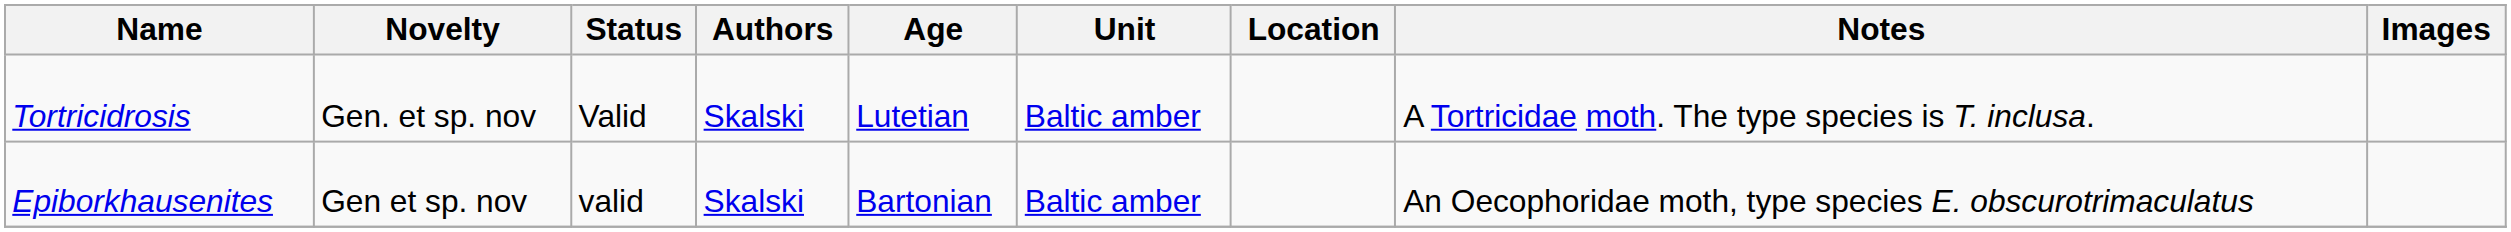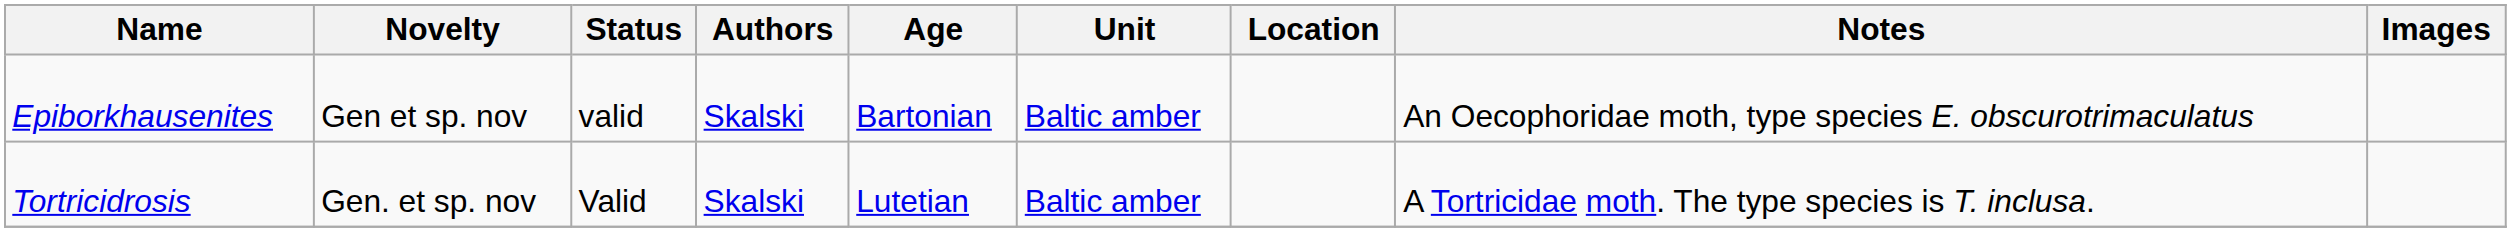rows swapped: (143, 201) <-> (101, 115)
